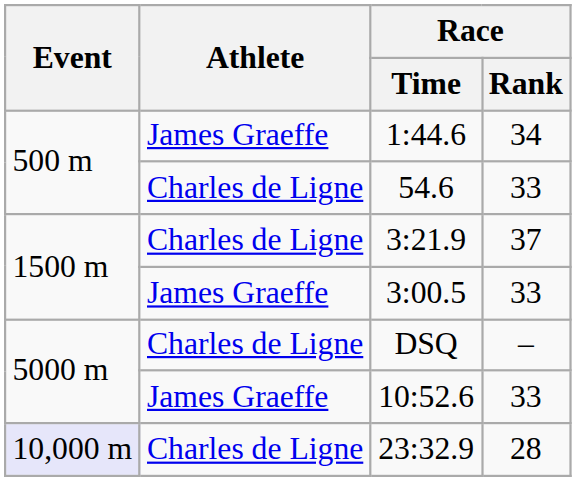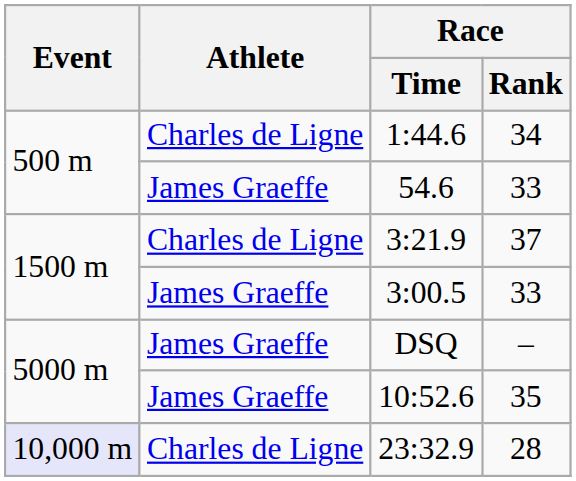(238, 135) James Graeffe -> (255, 135) Charles de Ligne
(255, 187) Charles de Ligne -> (238, 187) James Graeffe
(255, 344) Charles de Ligne -> (238, 344) James Graeffe
(526, 396) 33 -> (526, 396) 35
